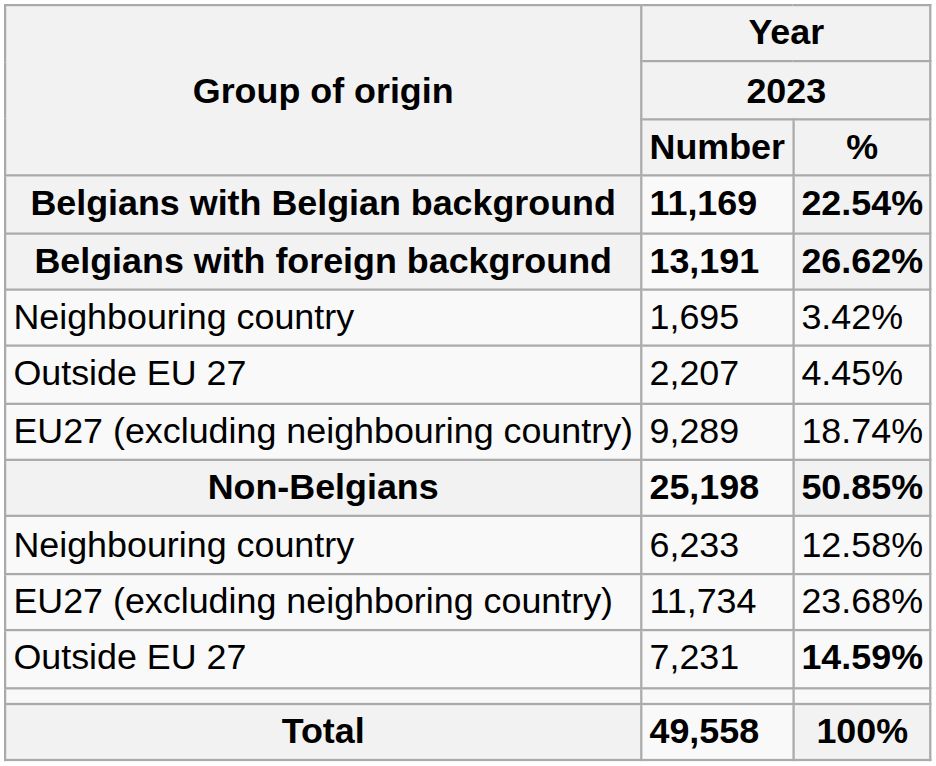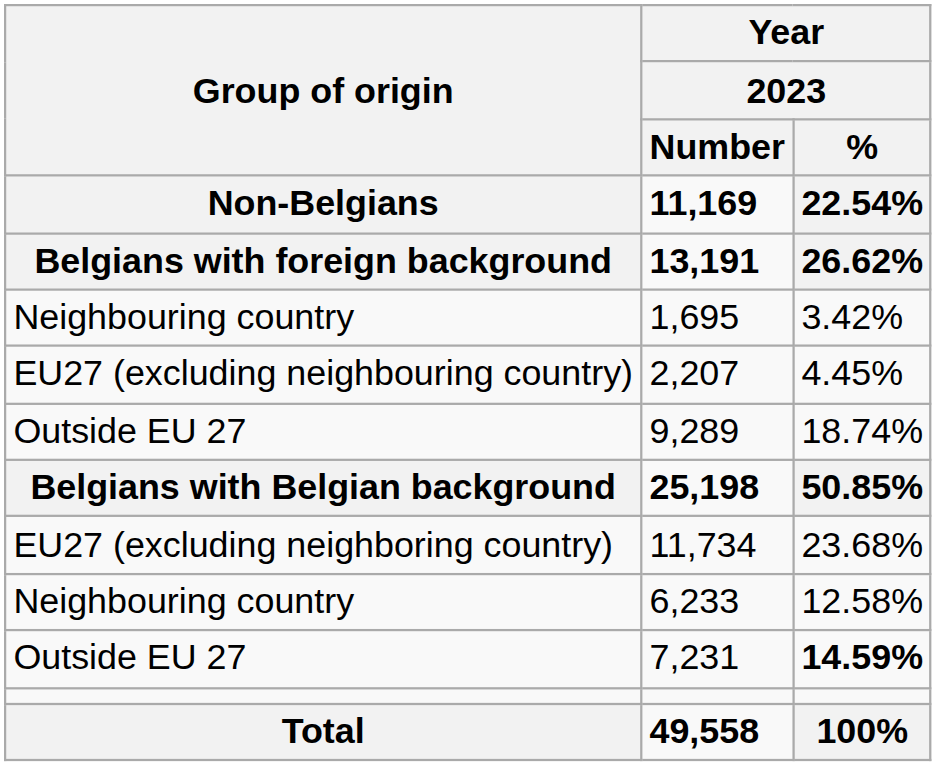(323, 203) Belgians with Belgian background -> (323, 203) Non-Belgians
(130, 373) Outside EU 27 -> (323, 373) EU27 (excluding neighbouring country)
(323, 430) EU27 (excluding neighbouring country) -> (130, 430) Outside EU 27
(323, 487) Non-Belgians -> (323, 487) Belgians with Belgian background
rows swapped: (694, 544) <-> (703, 601)
